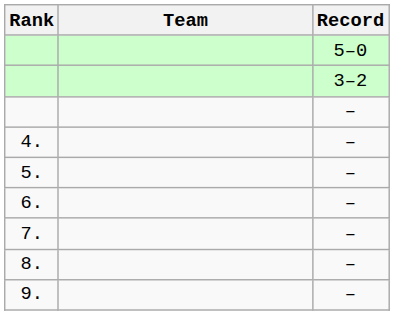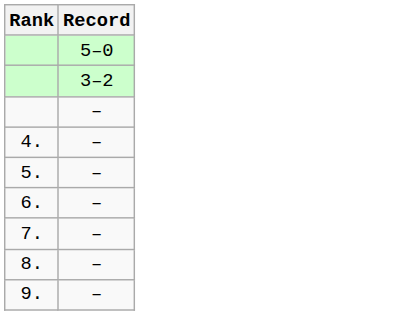- column: (185, 20)
